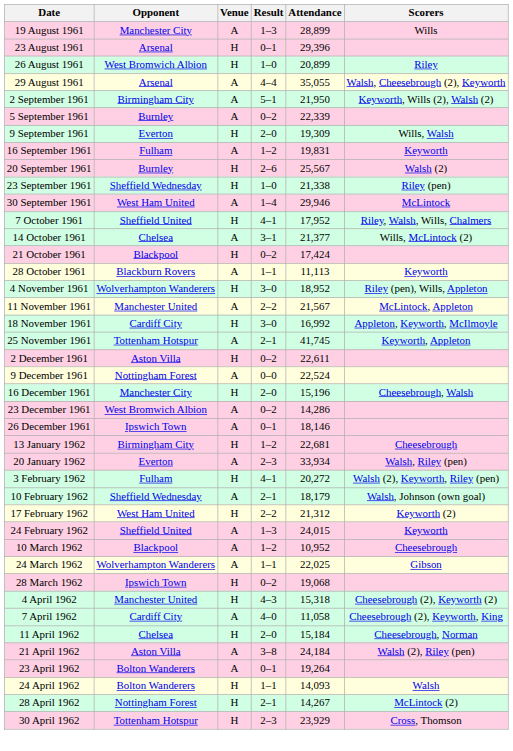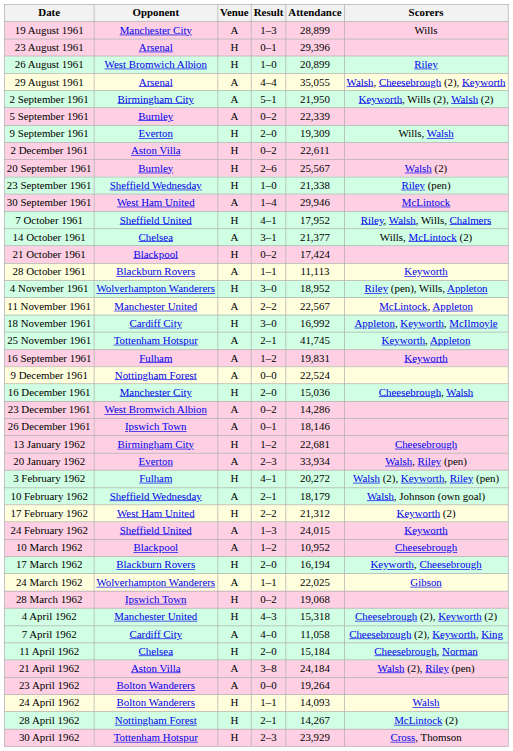rows swapped: (49, 151) <-> (49, 358)
(315, 306) 21,567 -> (315, 306) 22,567
(315, 392) 15,196 -> (315, 392) 15,036
+ row: (49, 565)
(269, 668) 0–1 -> (269, 686) 0–0
